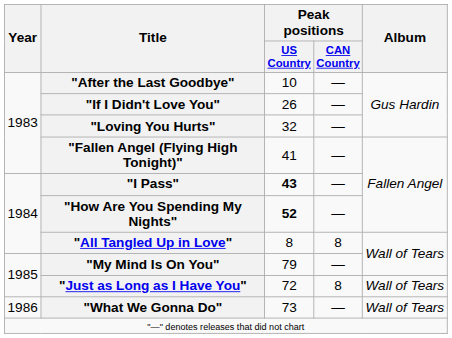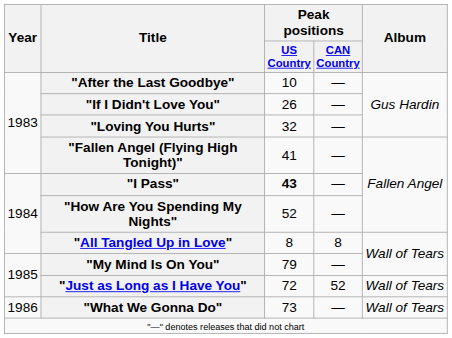(289, 213) bold -> (289, 213) normal
(338, 286) 8 -> (338, 286) 52
